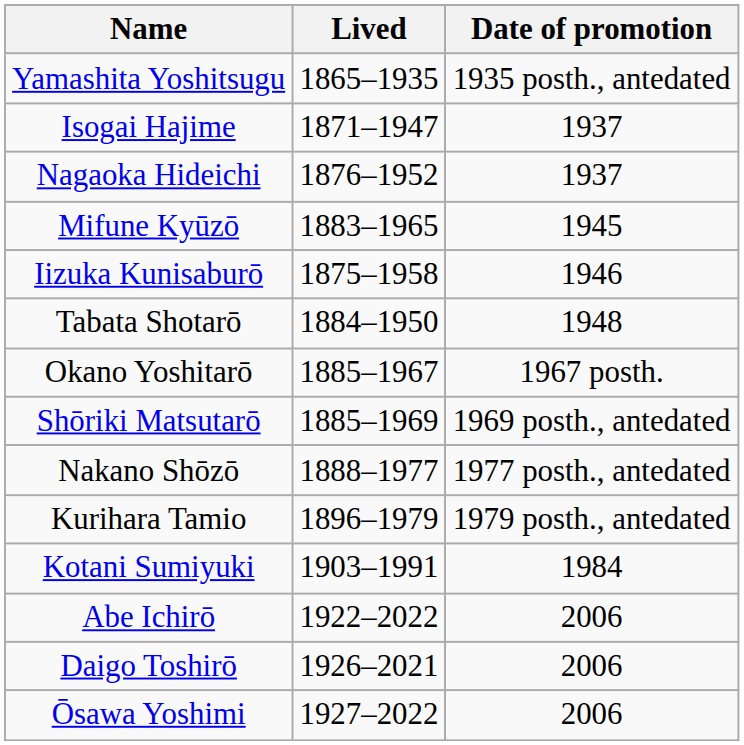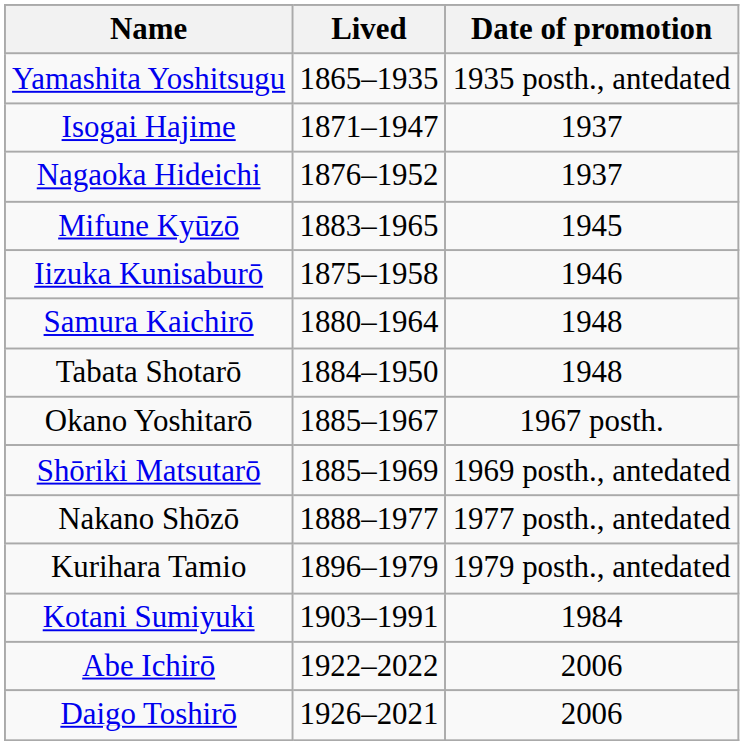+ row: (149, 322)
- row: (149, 714)
